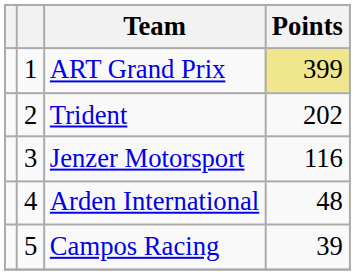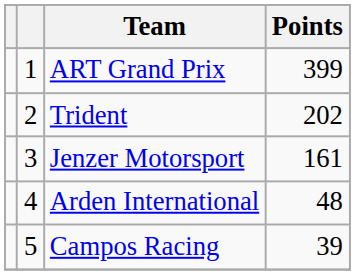(323, 70) khaki background -> (323, 70) no background
(323, 158) 116 -> (323, 158) 161
